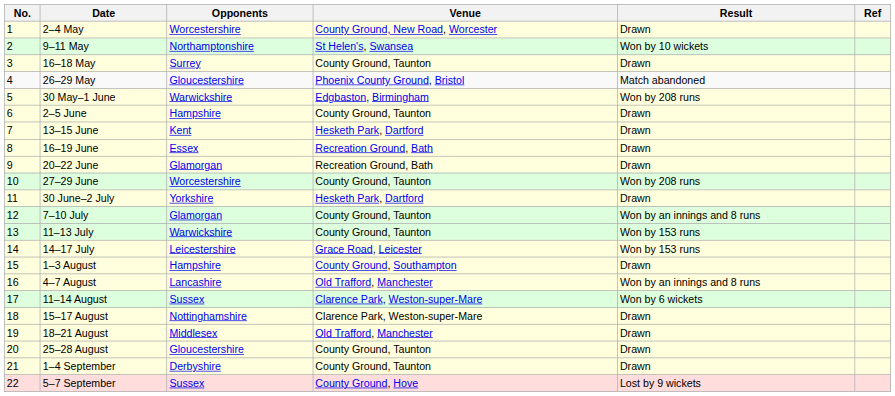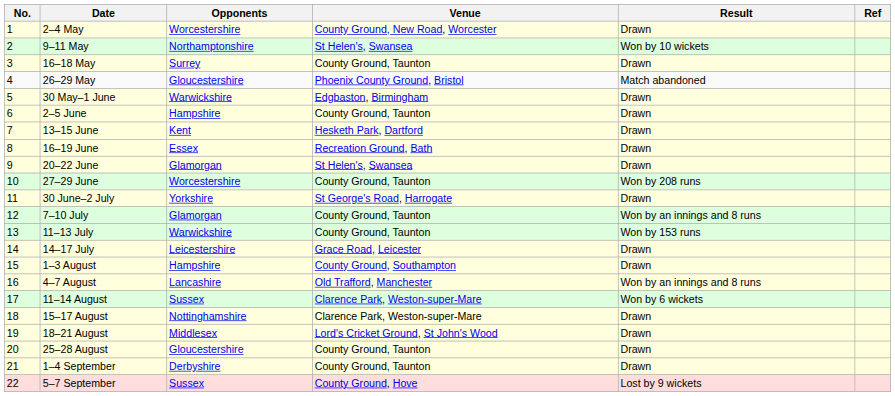(660, 97) Won by 208 runs -> (636, 97) Drawn
(374, 165) Recreation Ground, Bath -> (364, 165) St Helen's, Swansea
(369, 198) Hesketh Park, Dartford -> (383, 198) St George's Road, Harrogate
(660, 249) Won by 153 runs -> (636, 249) Drawn
(374, 333) Old Trafford, Manchester -> (406, 333) Lord's Cricket Ground, St John's Wood
